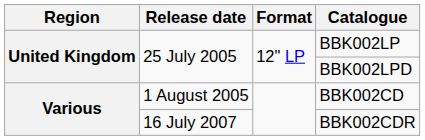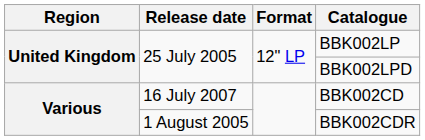(196, 95) 1 August 2005 -> (190, 95) 16 July 2007
(190, 122) 16 July 2007 -> (196, 122) 1 August 2005
